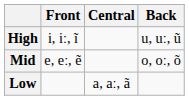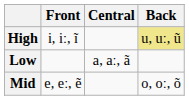(161, 38) no background -> (161, 38) khaki background
rows swapped: (23, 60) <-> (23, 83)
